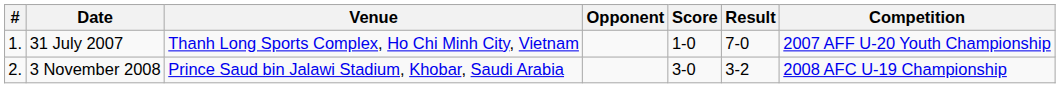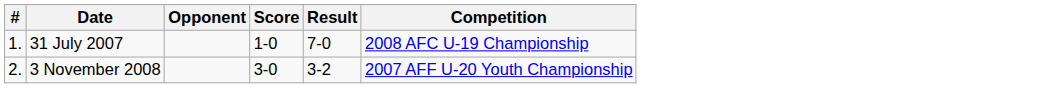- column: (374, 17)
(917, 43) 2007 AFF U-20 Youth Championship -> (477, 43) 2008 AFC U-19 Championship
(895, 69) 2008 AFC U-19 Championship -> (499, 69) 2007 AFF U-20 Youth Championship
